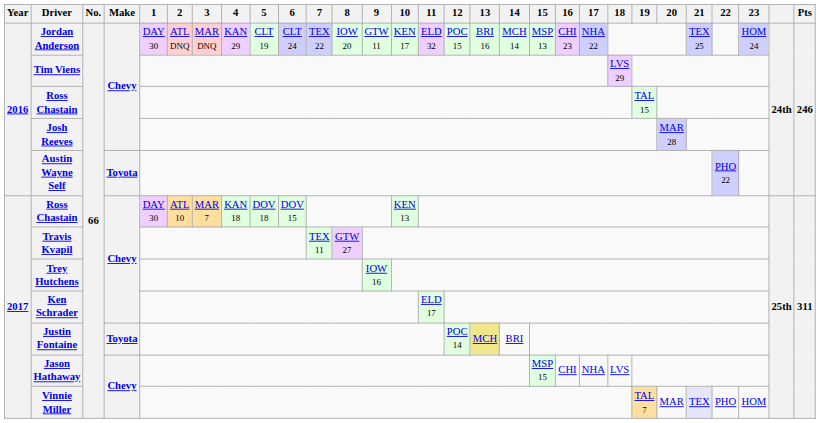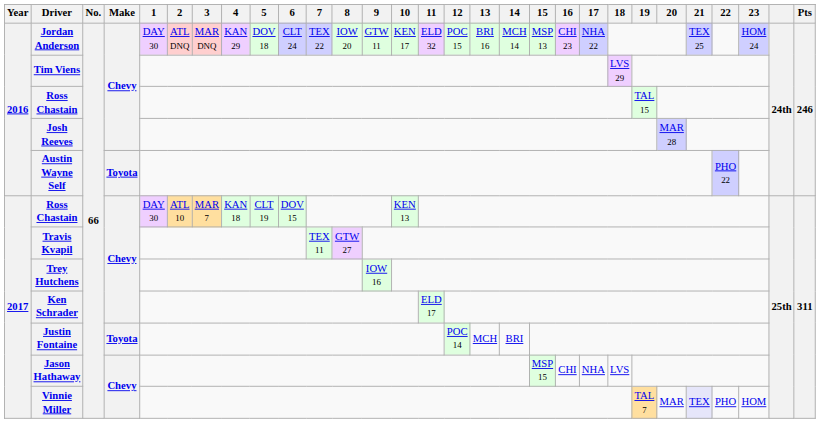(264, 38) CLT 19 -> (264, 38) DOV 18
(264, 211) DOV 18 -> (264, 211) CLT 19
(485, 338) khaki background -> (485, 338) no background
